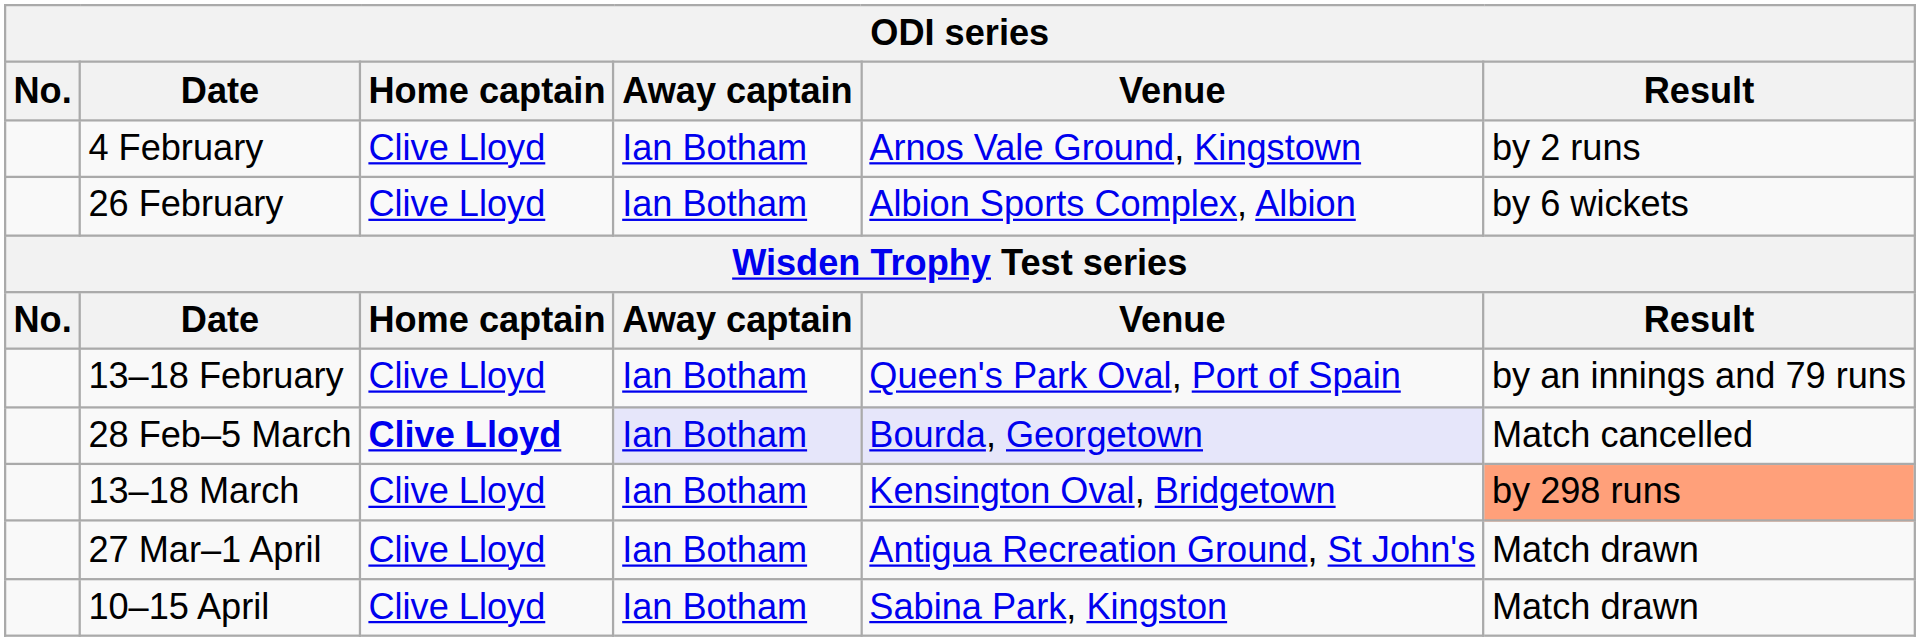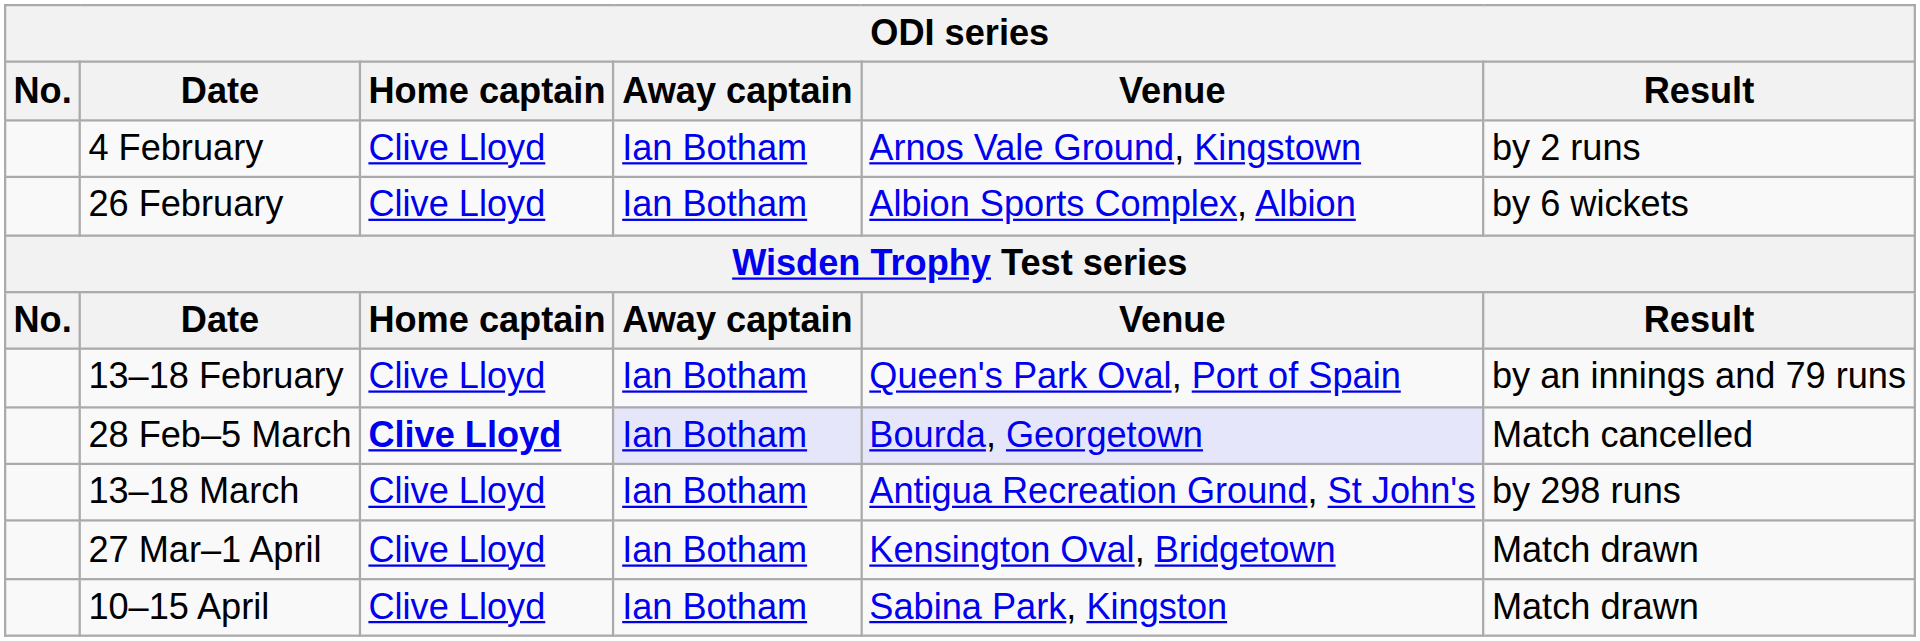(1102, 491) Kensington Oval, Bridgetown -> (1172, 491) Antigua Recreation Ground, St John's
(1586, 491) lightsalmon background -> (1586, 491) no background
(1172, 549) Antigua Recreation Ground, St John's -> (1102, 549) Kensington Oval, Bridgetown
